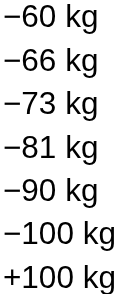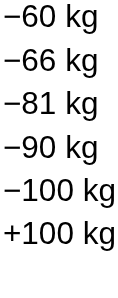- row: (51, 103)
